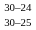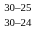rows swapped: (18, 8) <-> (18, 22)
